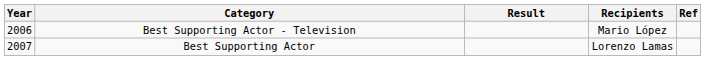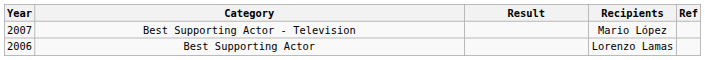(19, 30) 2006 -> (19, 30) 2007
(19, 47) 2007 -> (19, 47) 2006
